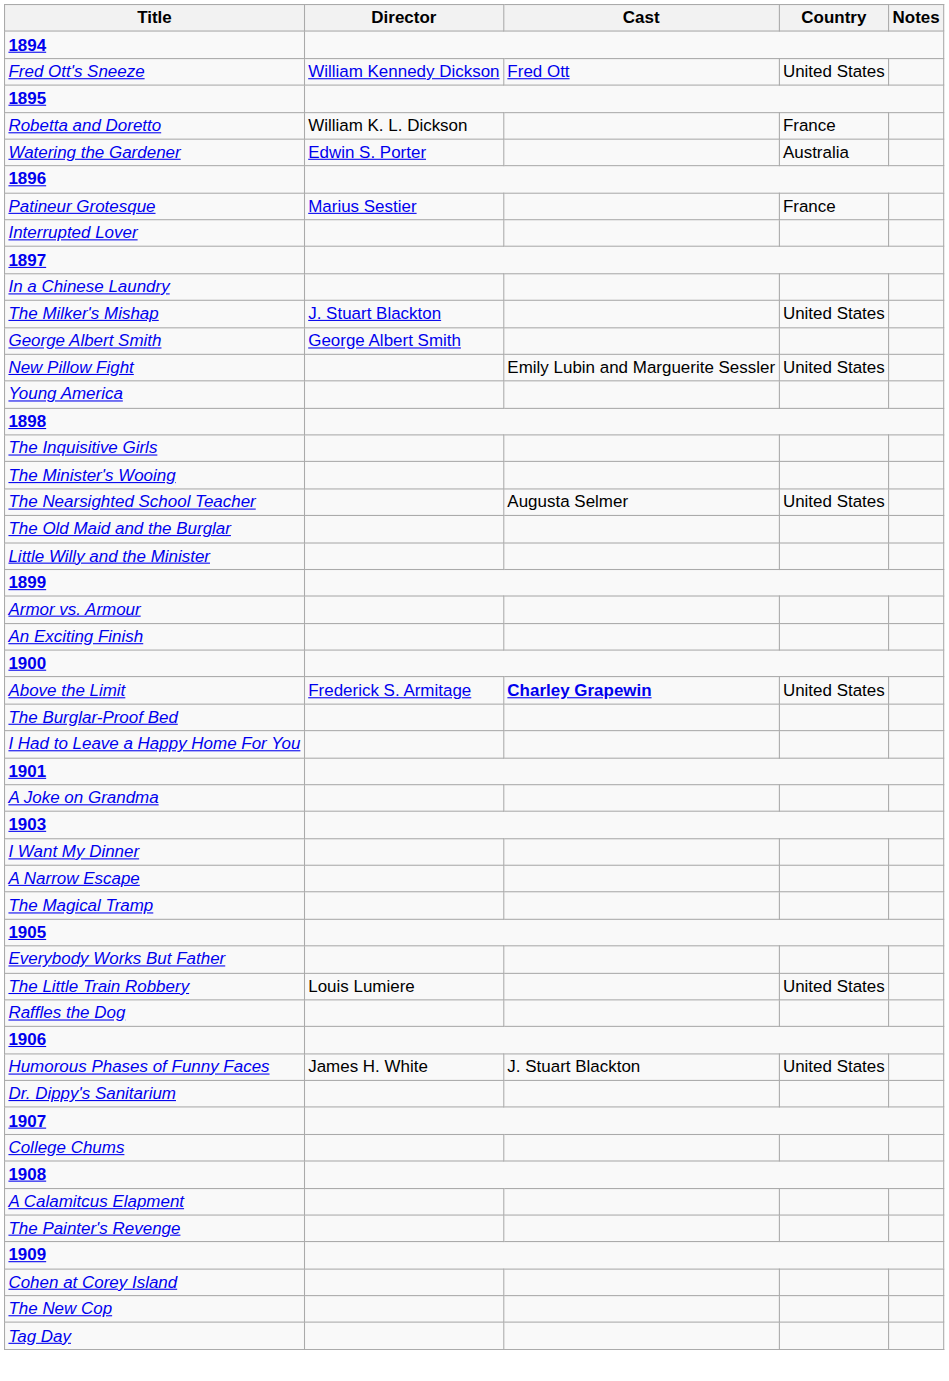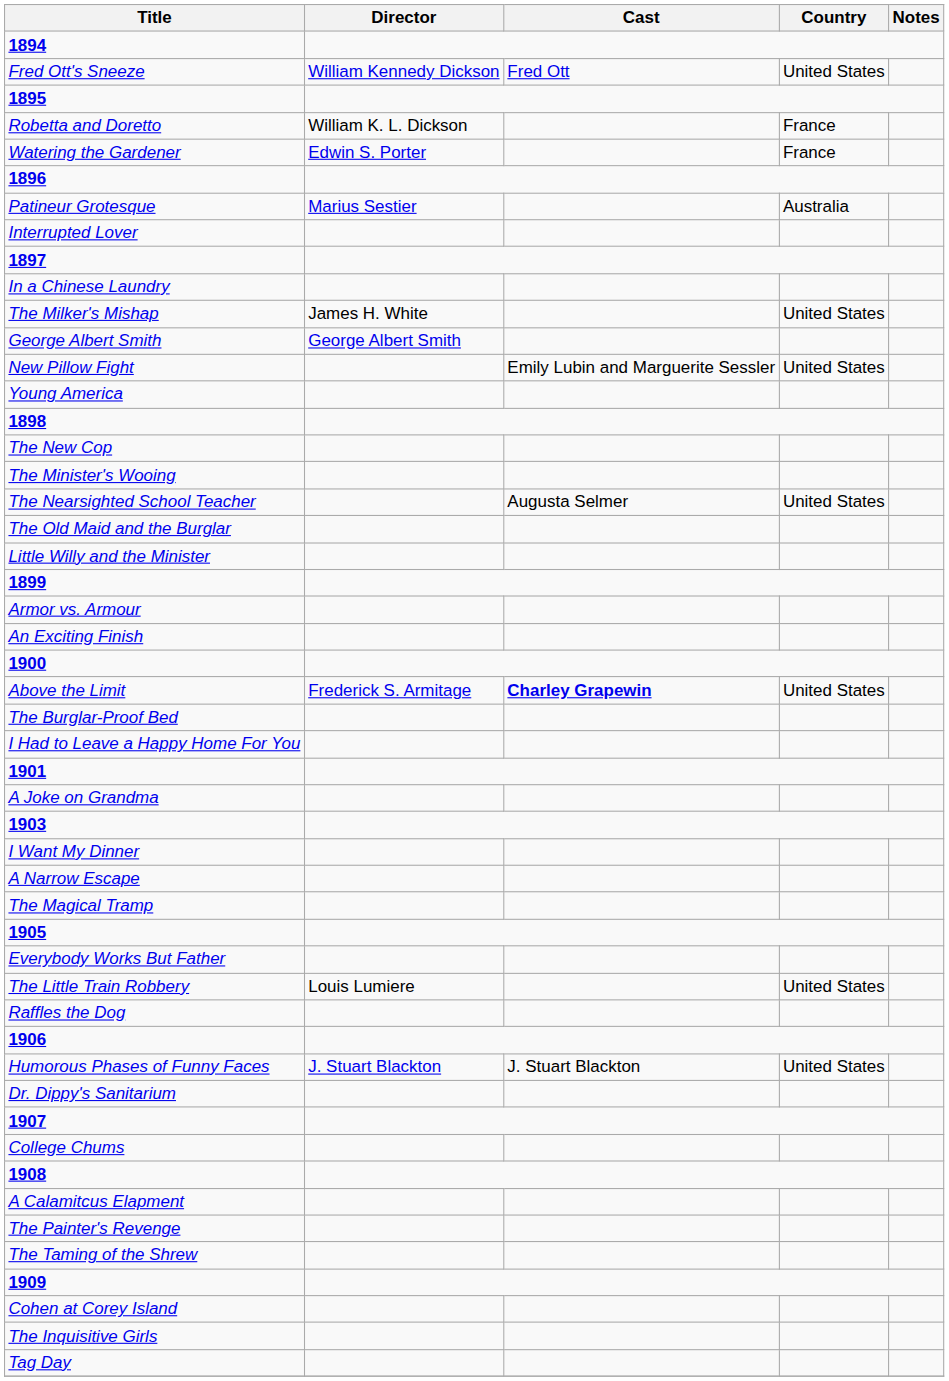(816, 152) Australia -> (809, 152) France
(809, 206) France -> (816, 206) Australia
(375, 313) J. Stuart Blackton -> (368, 313) James H. White
rows swapped: (83, 448) <-> (60, 1309)
(368, 1066) James H. White -> (375, 1066) J. Stuart Blackton
+ row: (103, 1255)
